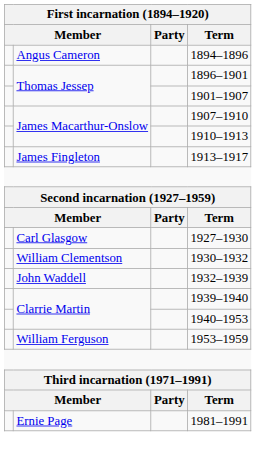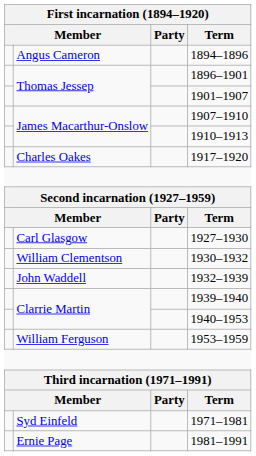- row: (58, 156)
+ row: (54, 156)
+ row: (47, 420)
